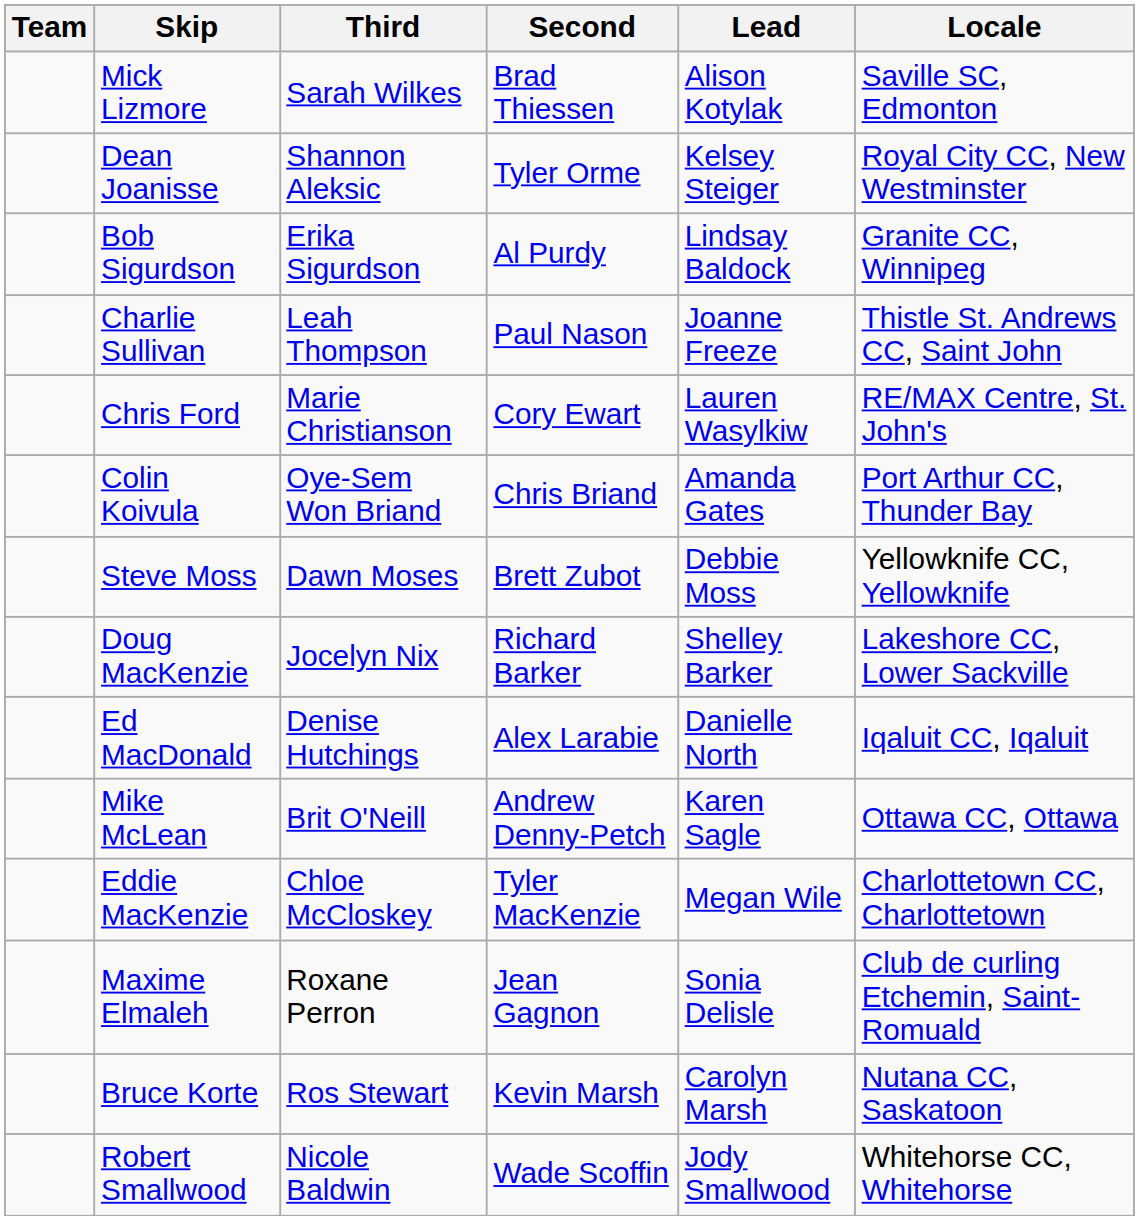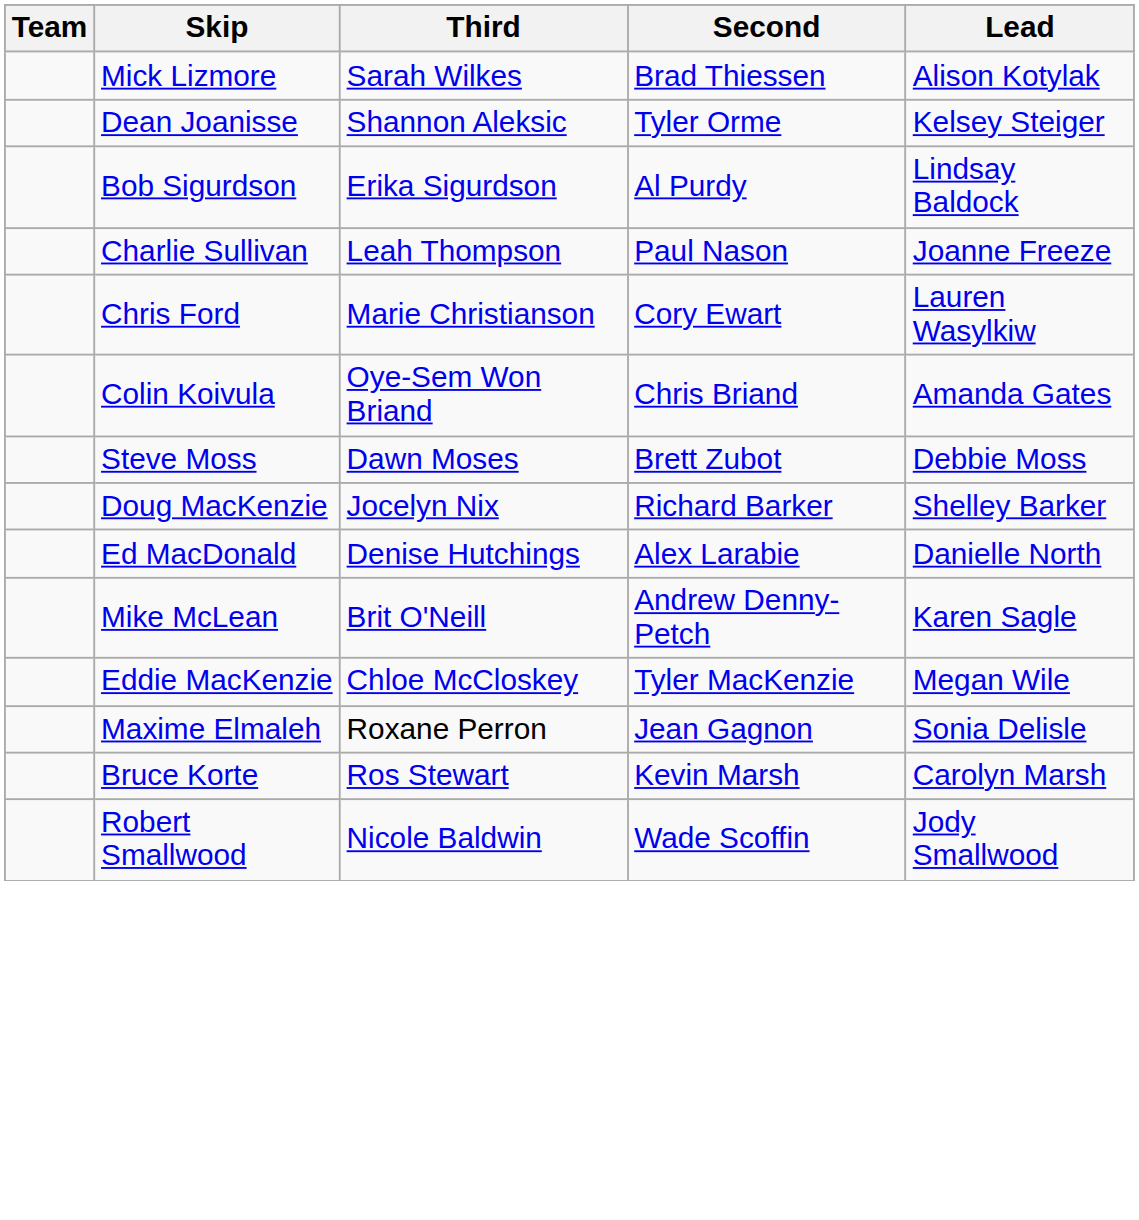- column: (994, 28)
